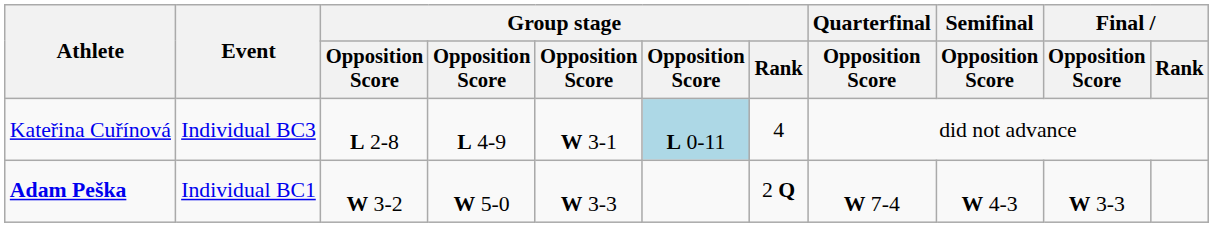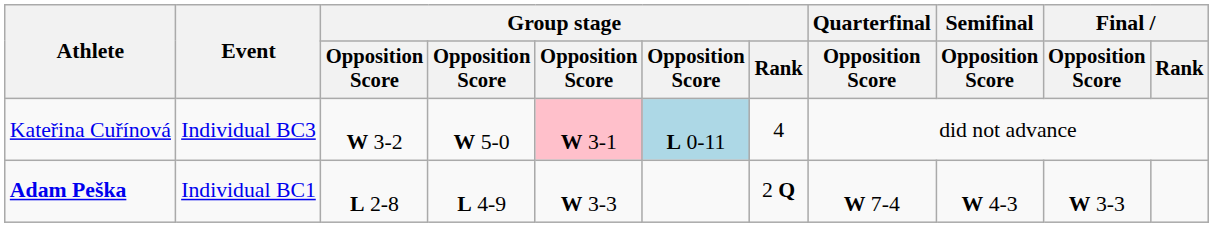(374, 142) L 2-8 -> (374, 142) W 3-2
(482, 142) L 4-9 -> (482, 142) W 5-0
(589, 142) no background -> (589, 142) pink background
(374, 203) W 3-2 -> (374, 203) L 2-8
(482, 203) W 5-0 -> (482, 203) L 4-9
